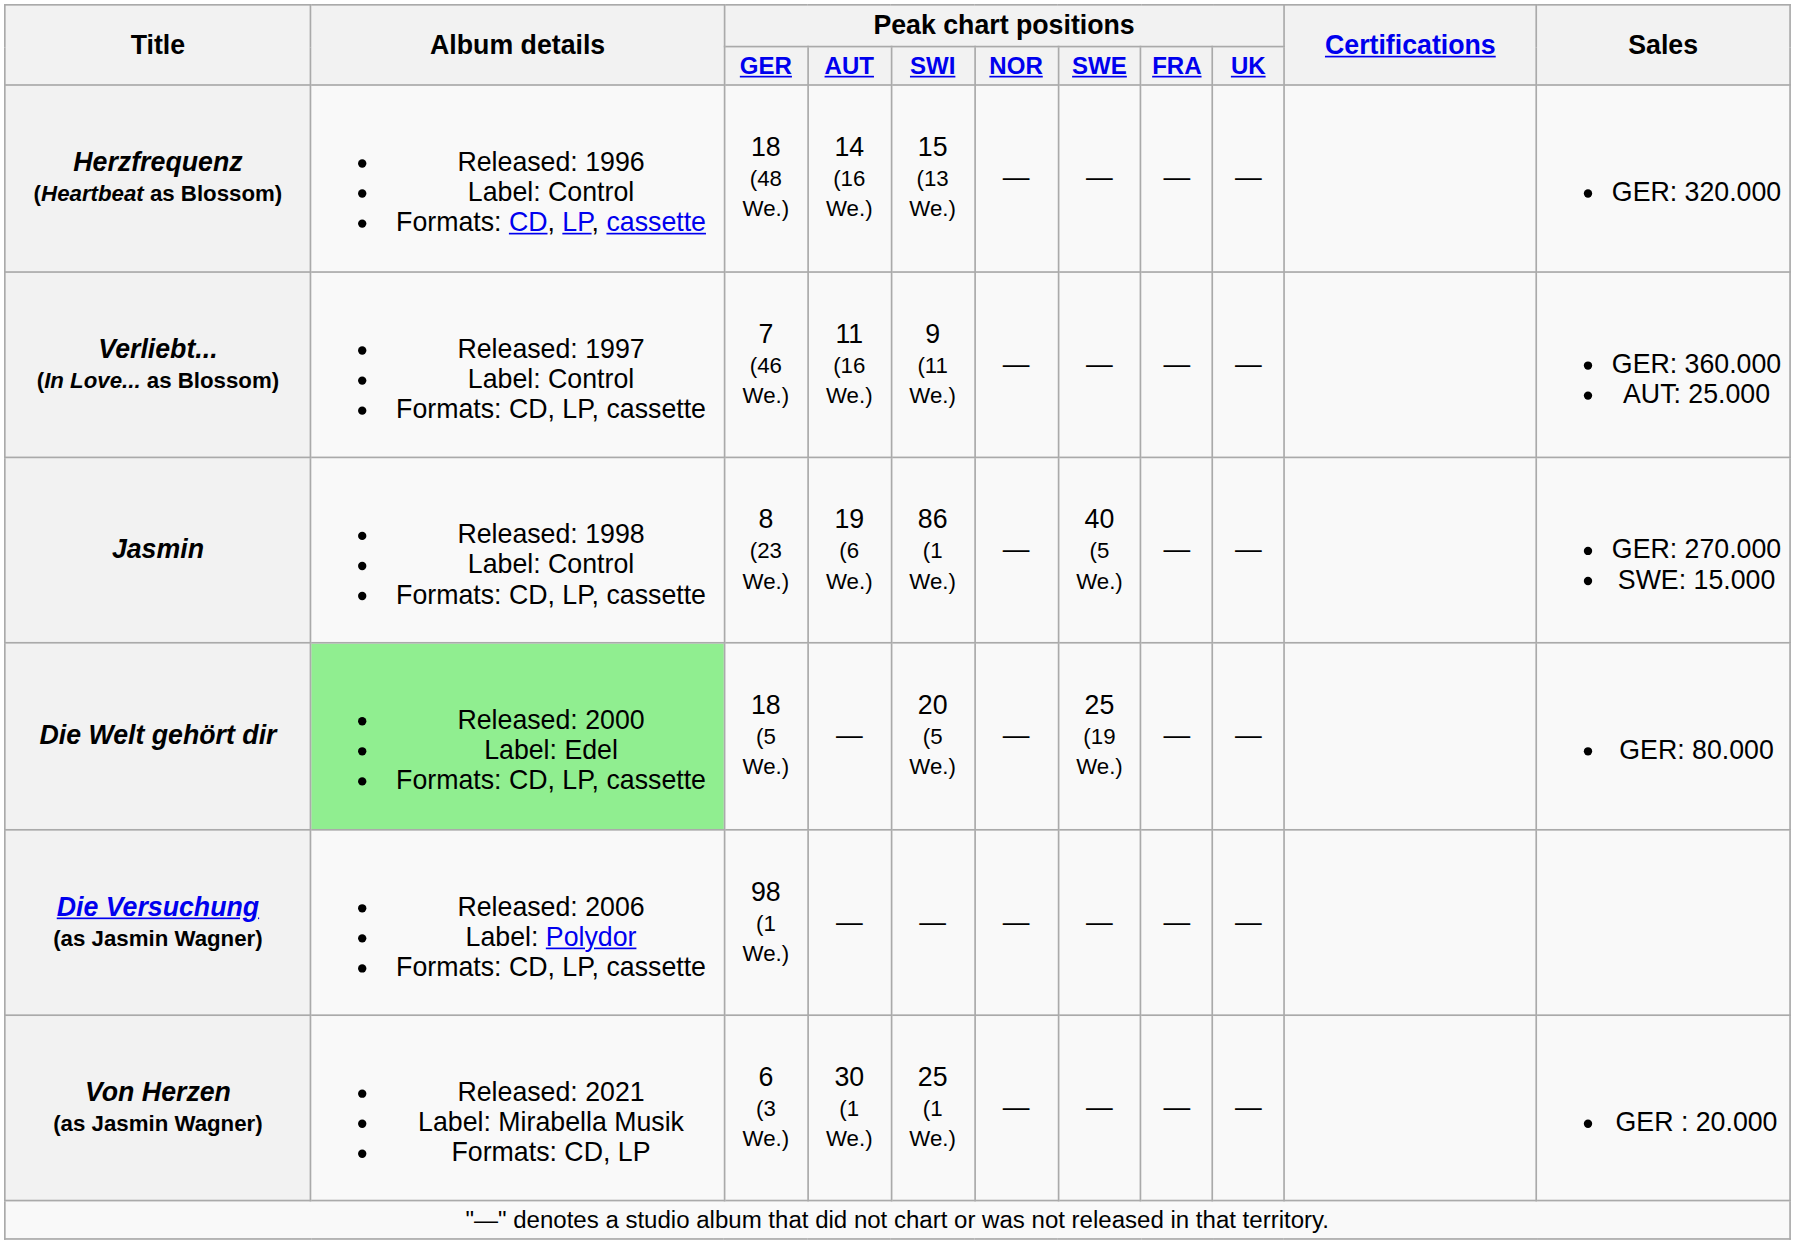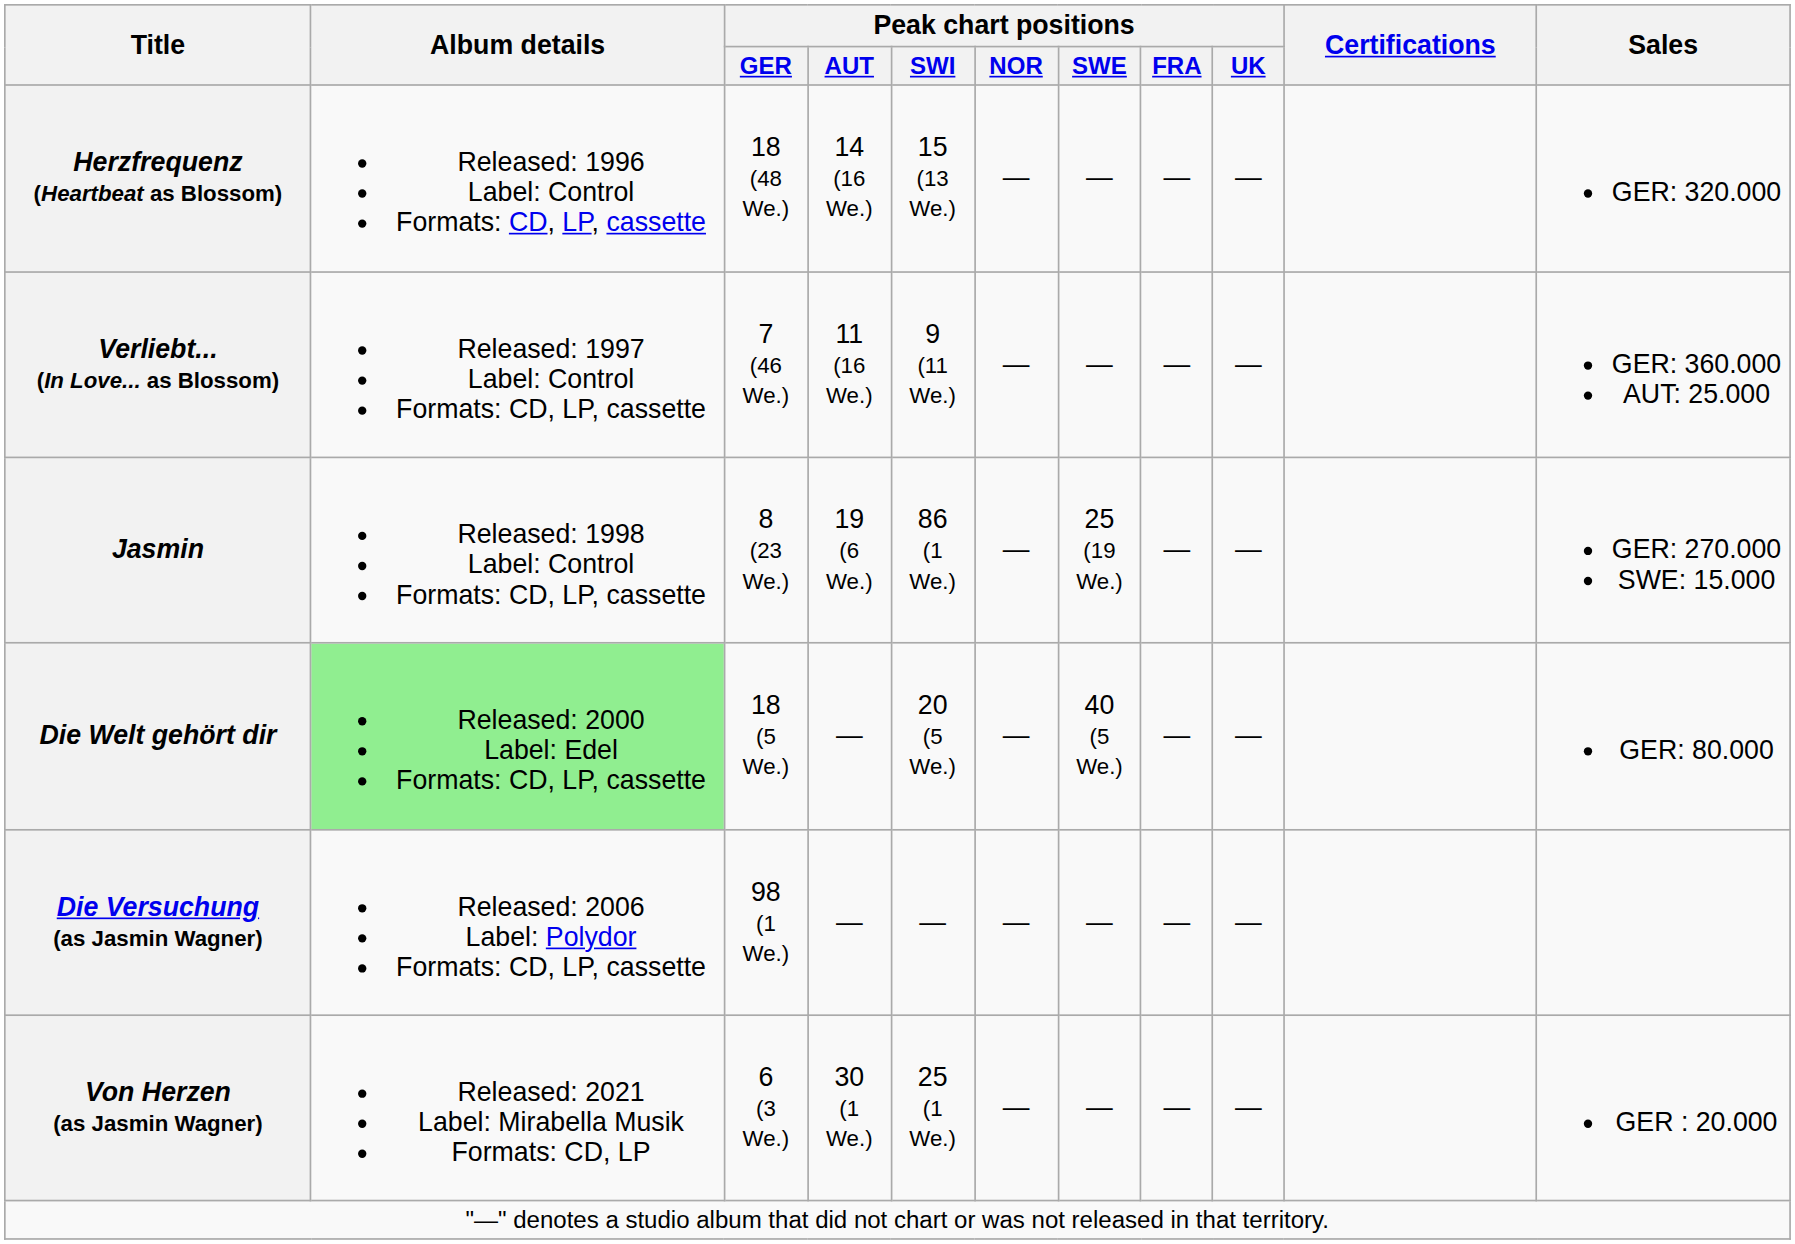(1099, 549) 40 (5 We.) -> (1099, 549) 25 (19 We.)
(1099, 735) 25 (19 We.) -> (1099, 735) 40 (5 We.)
